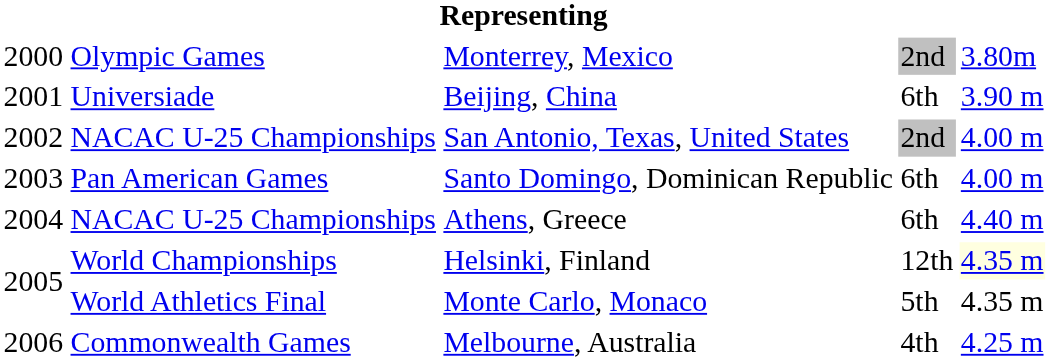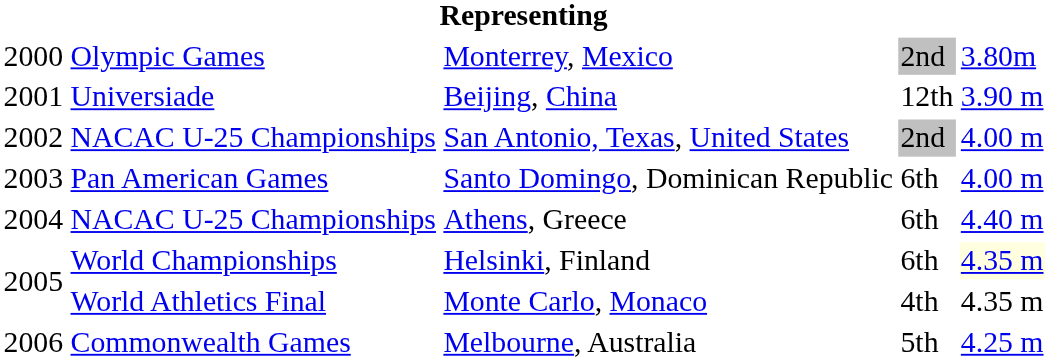(919, 96) 6th -> (927, 96) 12th
(927, 260) 12th -> (919, 260) 6th
(919, 301) 5th -> (919, 301) 4th
(919, 342) 4th -> (919, 342) 5th
